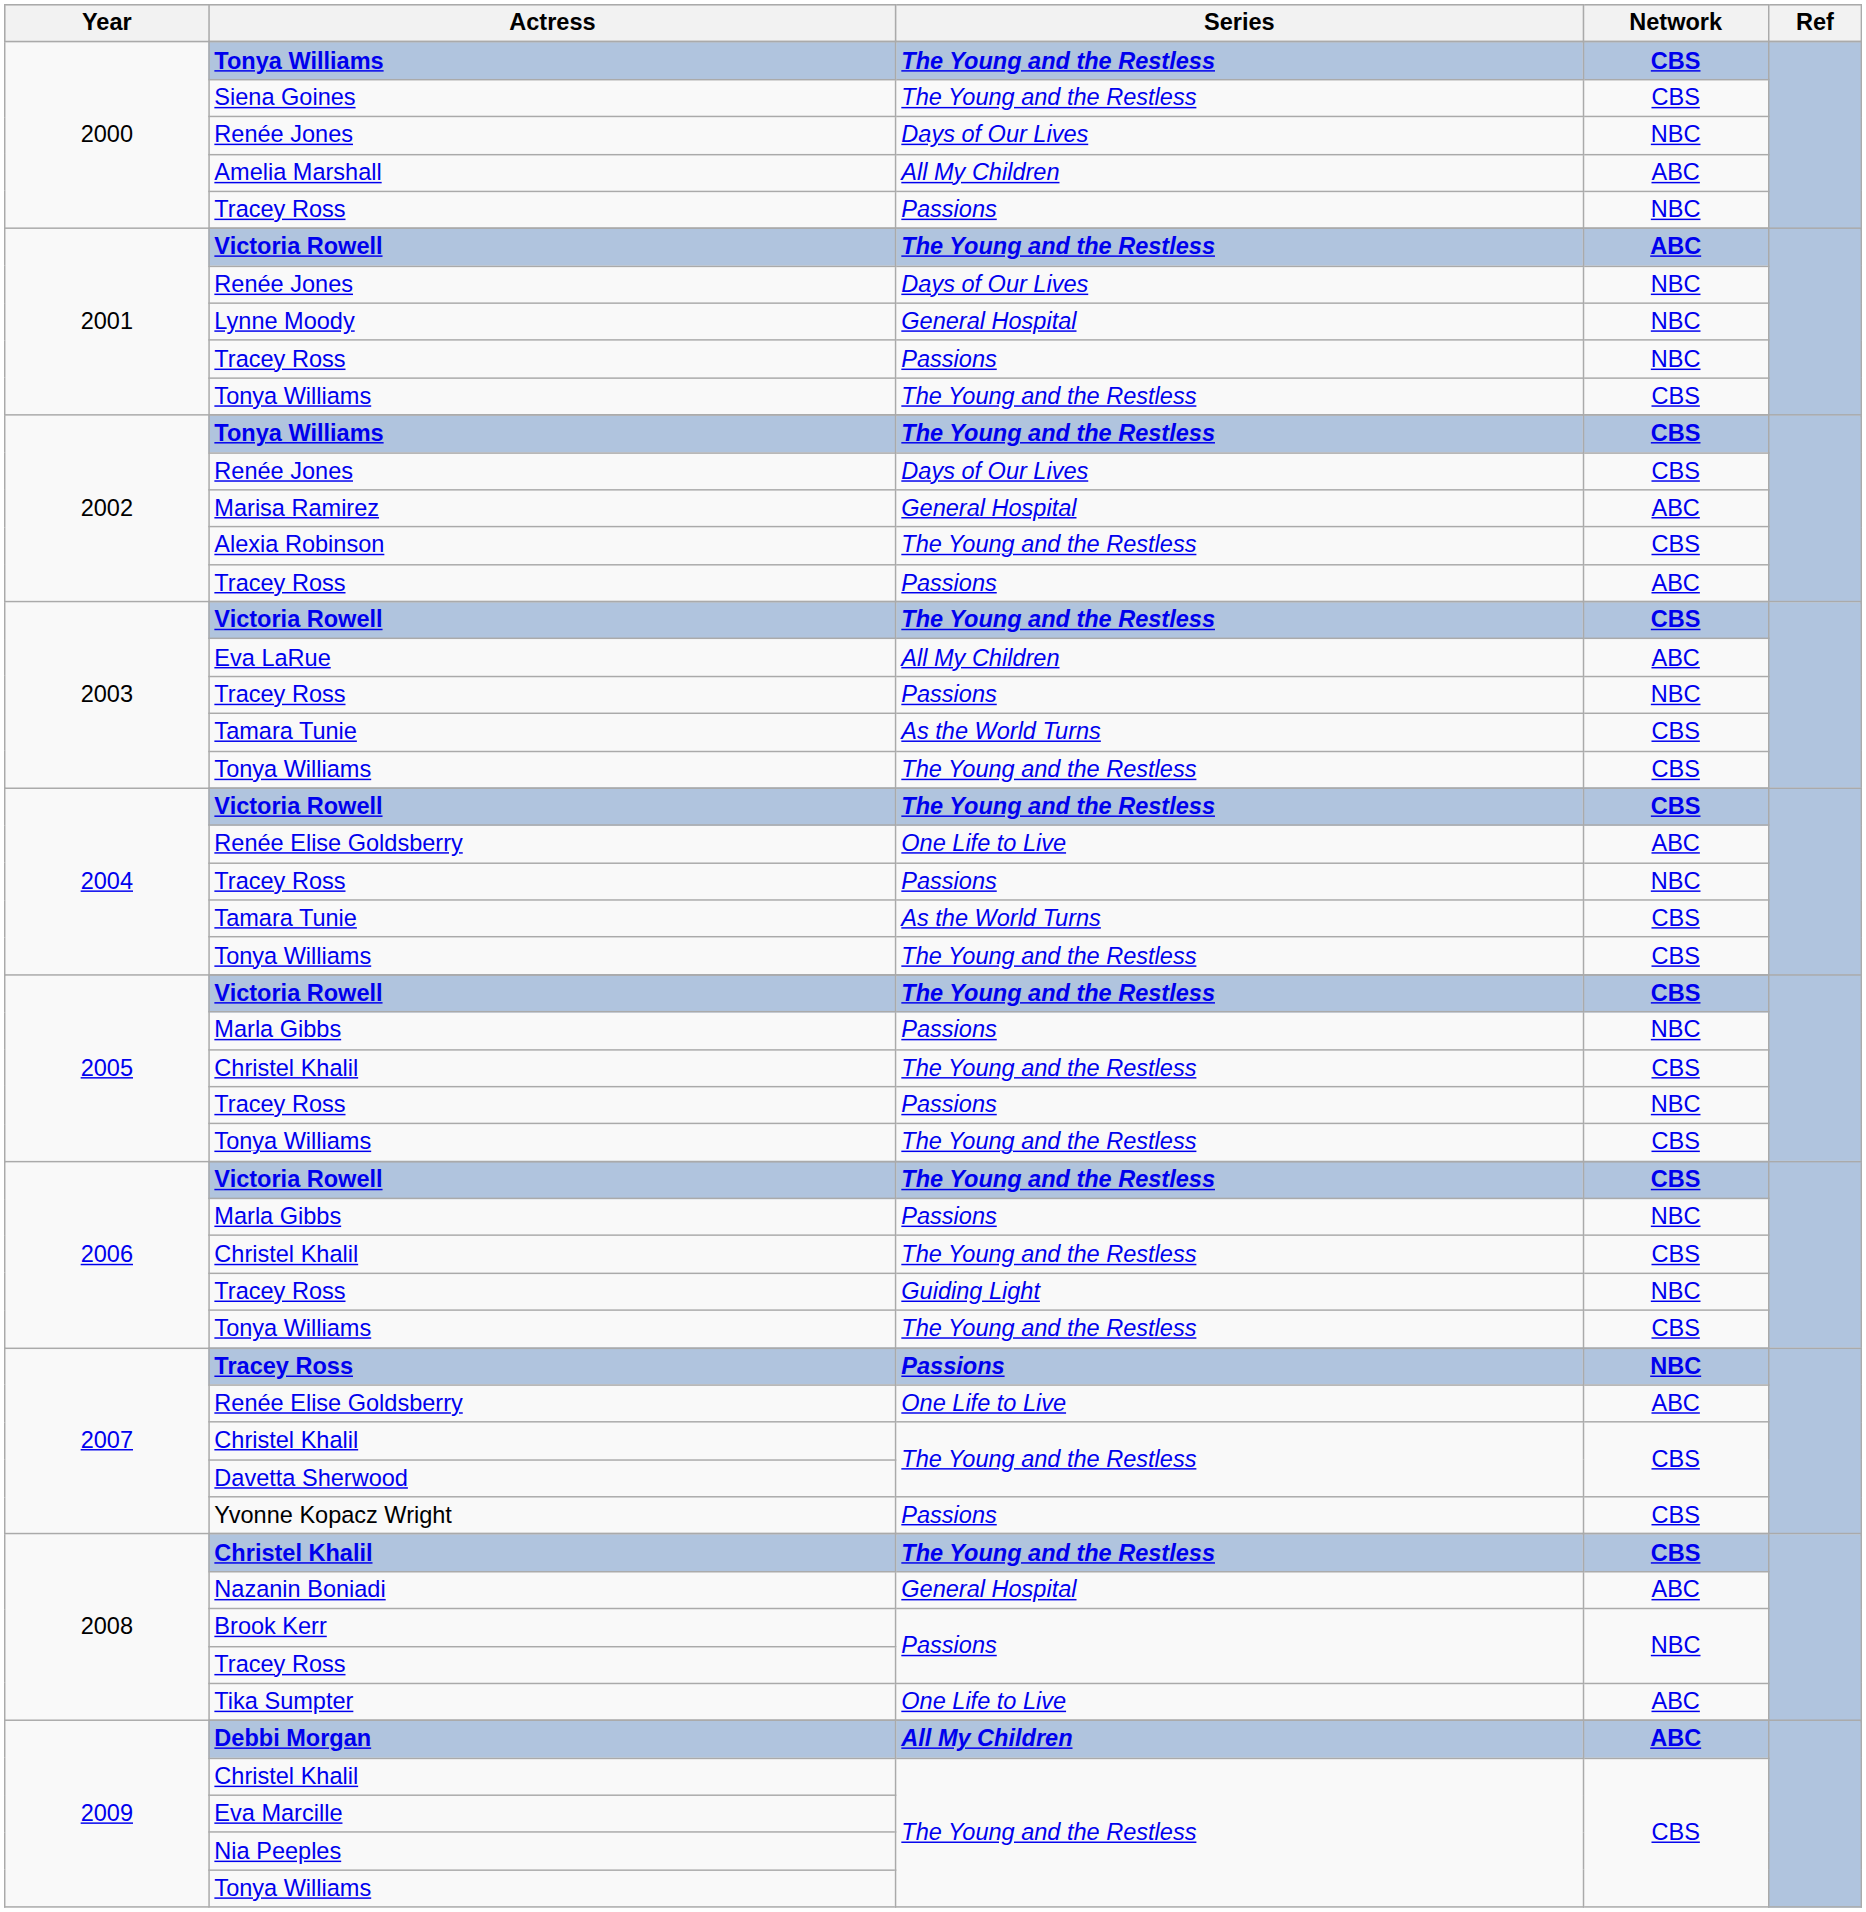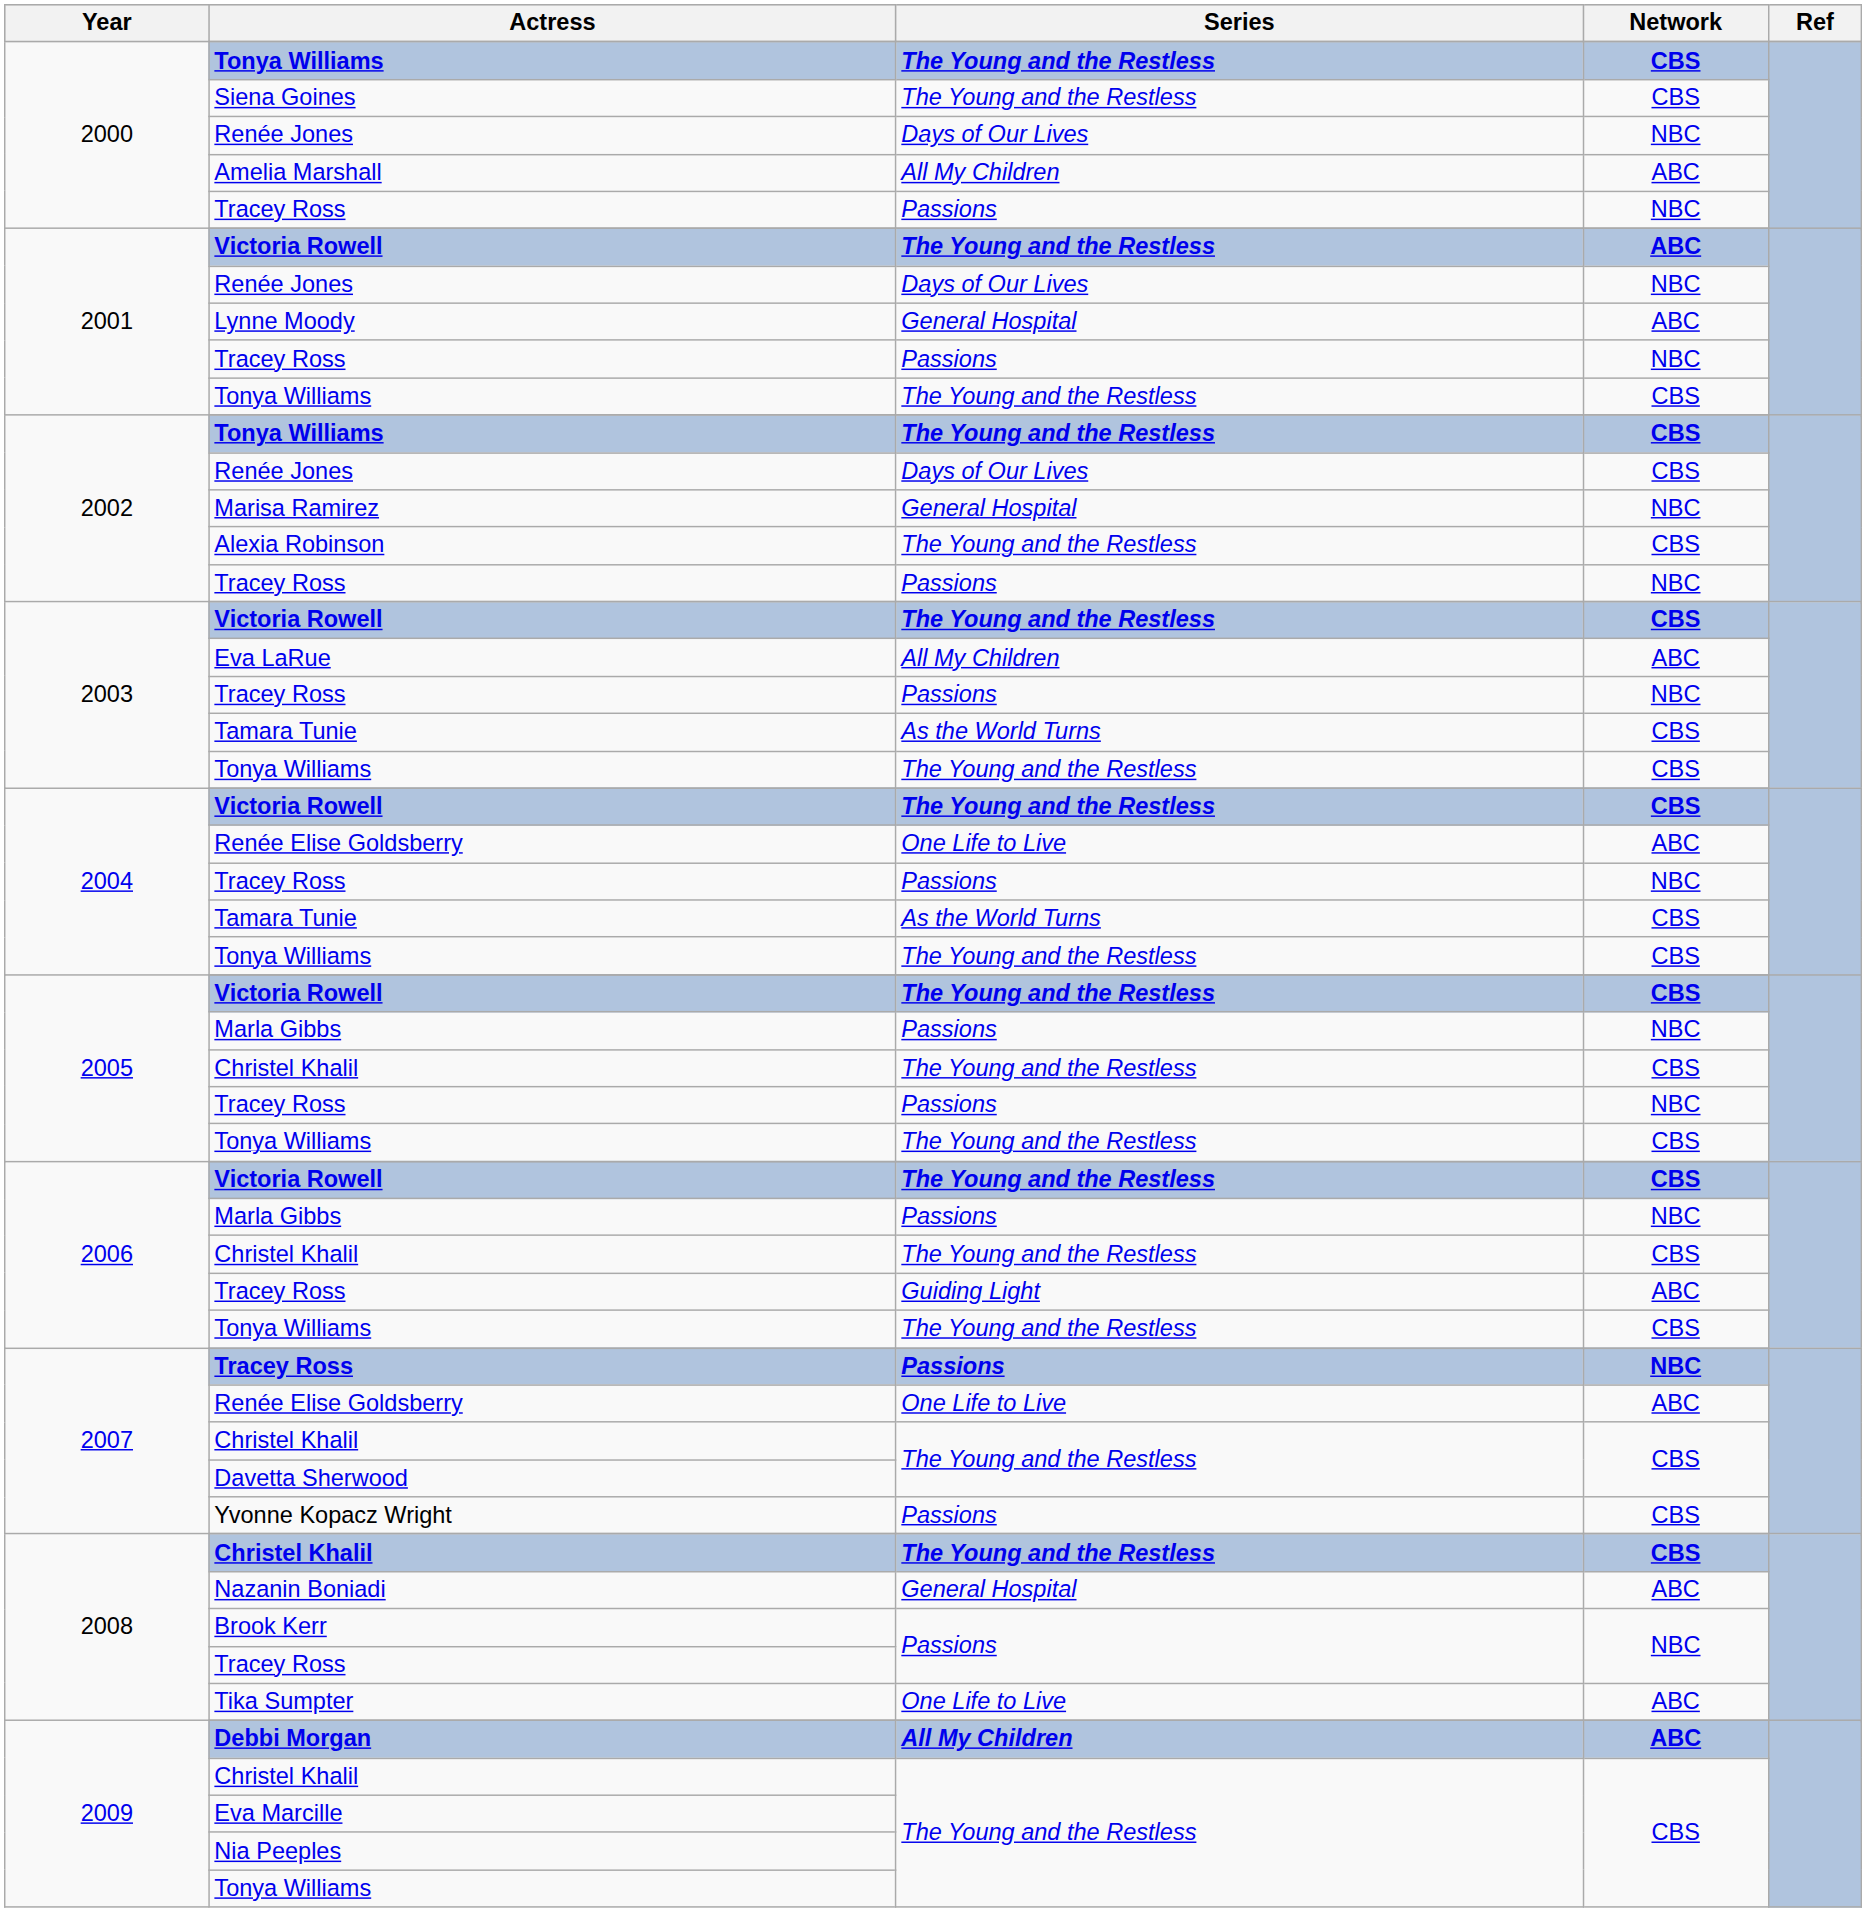(1676, 321) NBC -> (1676, 321) ABC
(1676, 508) ABC -> (1676, 508) NBC
(1676, 582) ABC -> (1676, 582) NBC
(1676, 1291) NBC -> (1676, 1291) ABC
